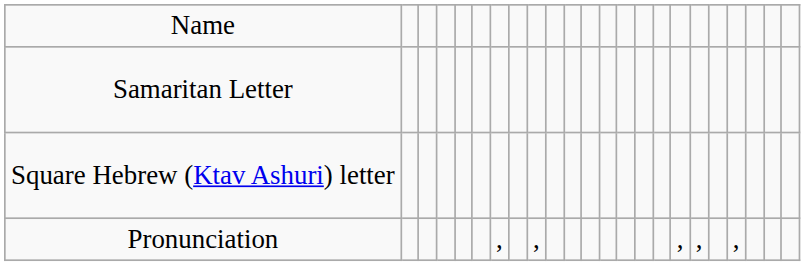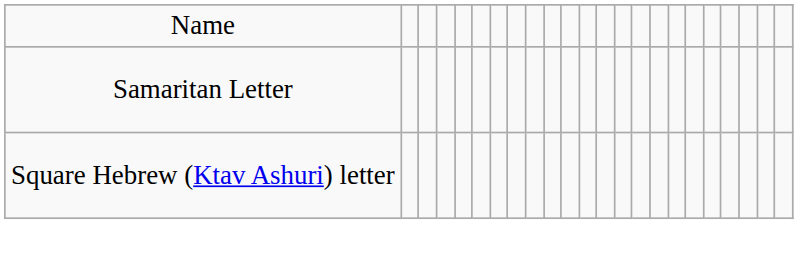- row: (203, 238)
